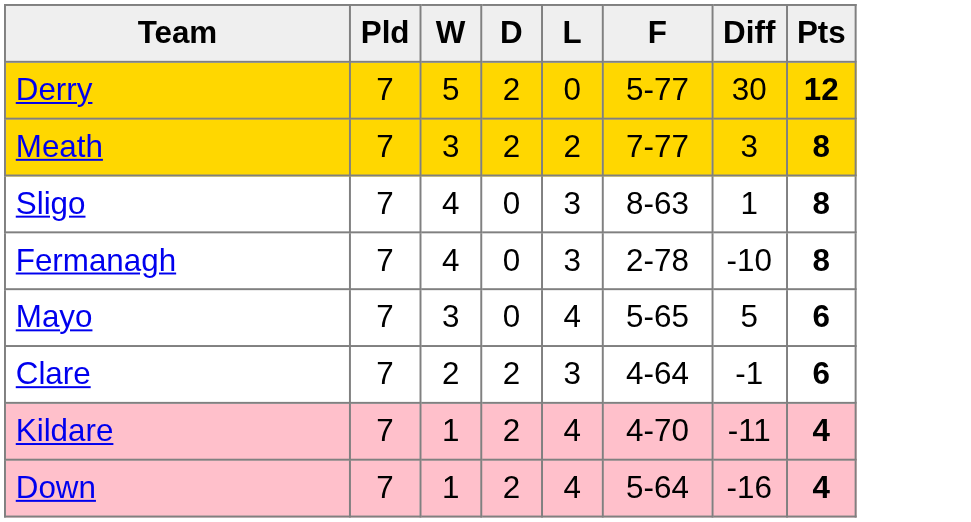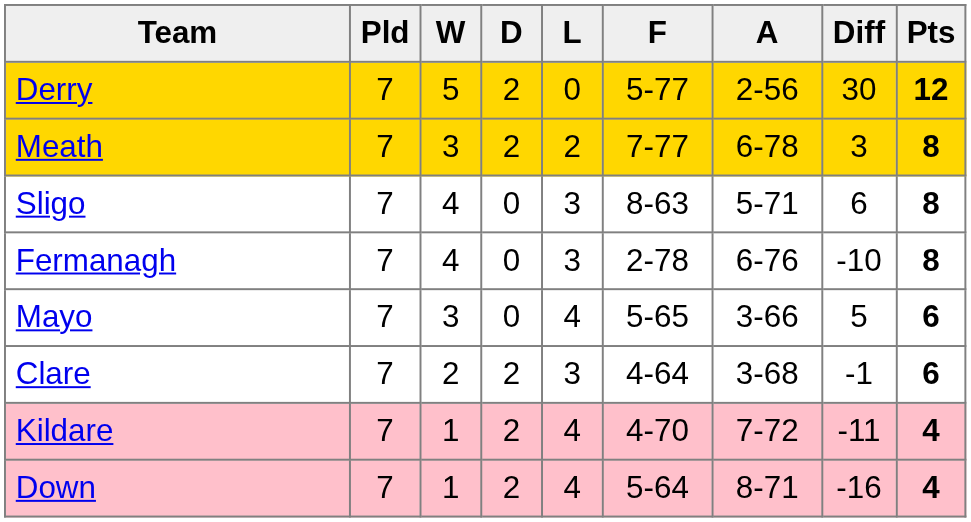+ column: (767, 32)
(749, 203) 1 -> (859, 203) 6
